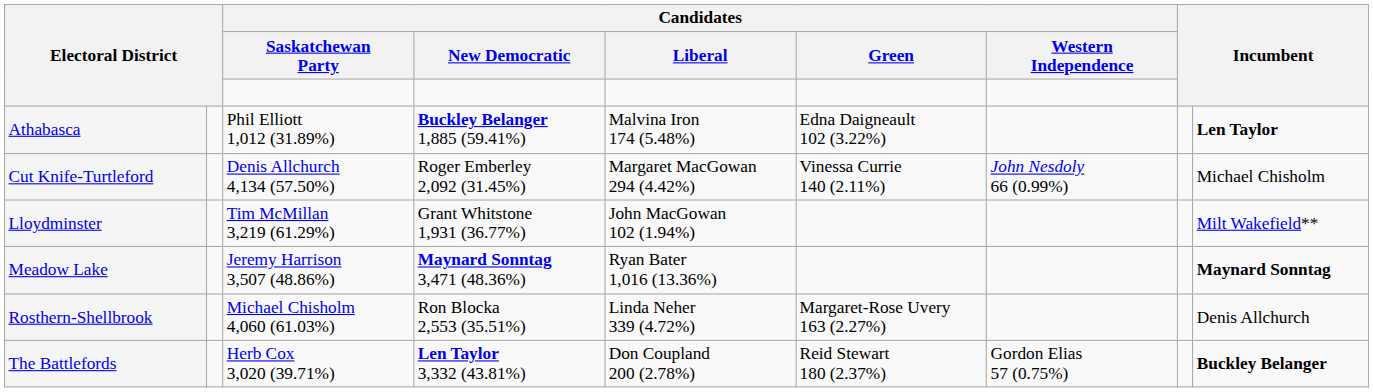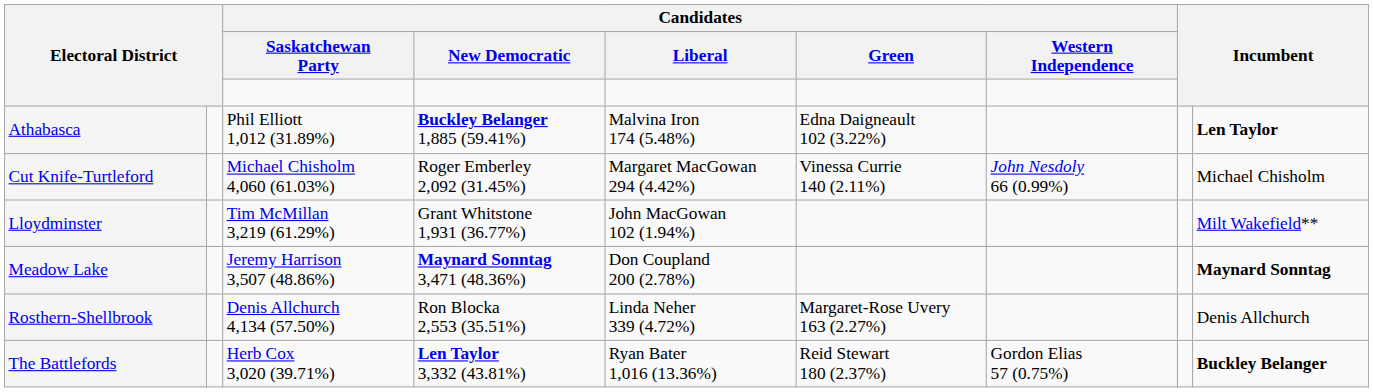(283, 176) Denis Allchurch 4,134 (57.50%) -> (291, 176) Michael Chisholm 4,060 (61.03%)
(663, 270) Ryan Bater 1,016 (13.36%) -> (659, 270) Don Coupland 200 (2.78%)
(291, 316) Michael Chisholm 4,060 (61.03%) -> (283, 316) Denis Allchurch 4,134 (57.50%)
(659, 363) Don Coupland 200 (2.78%) -> (663, 363) Ryan Bater 1,016 (13.36%)
